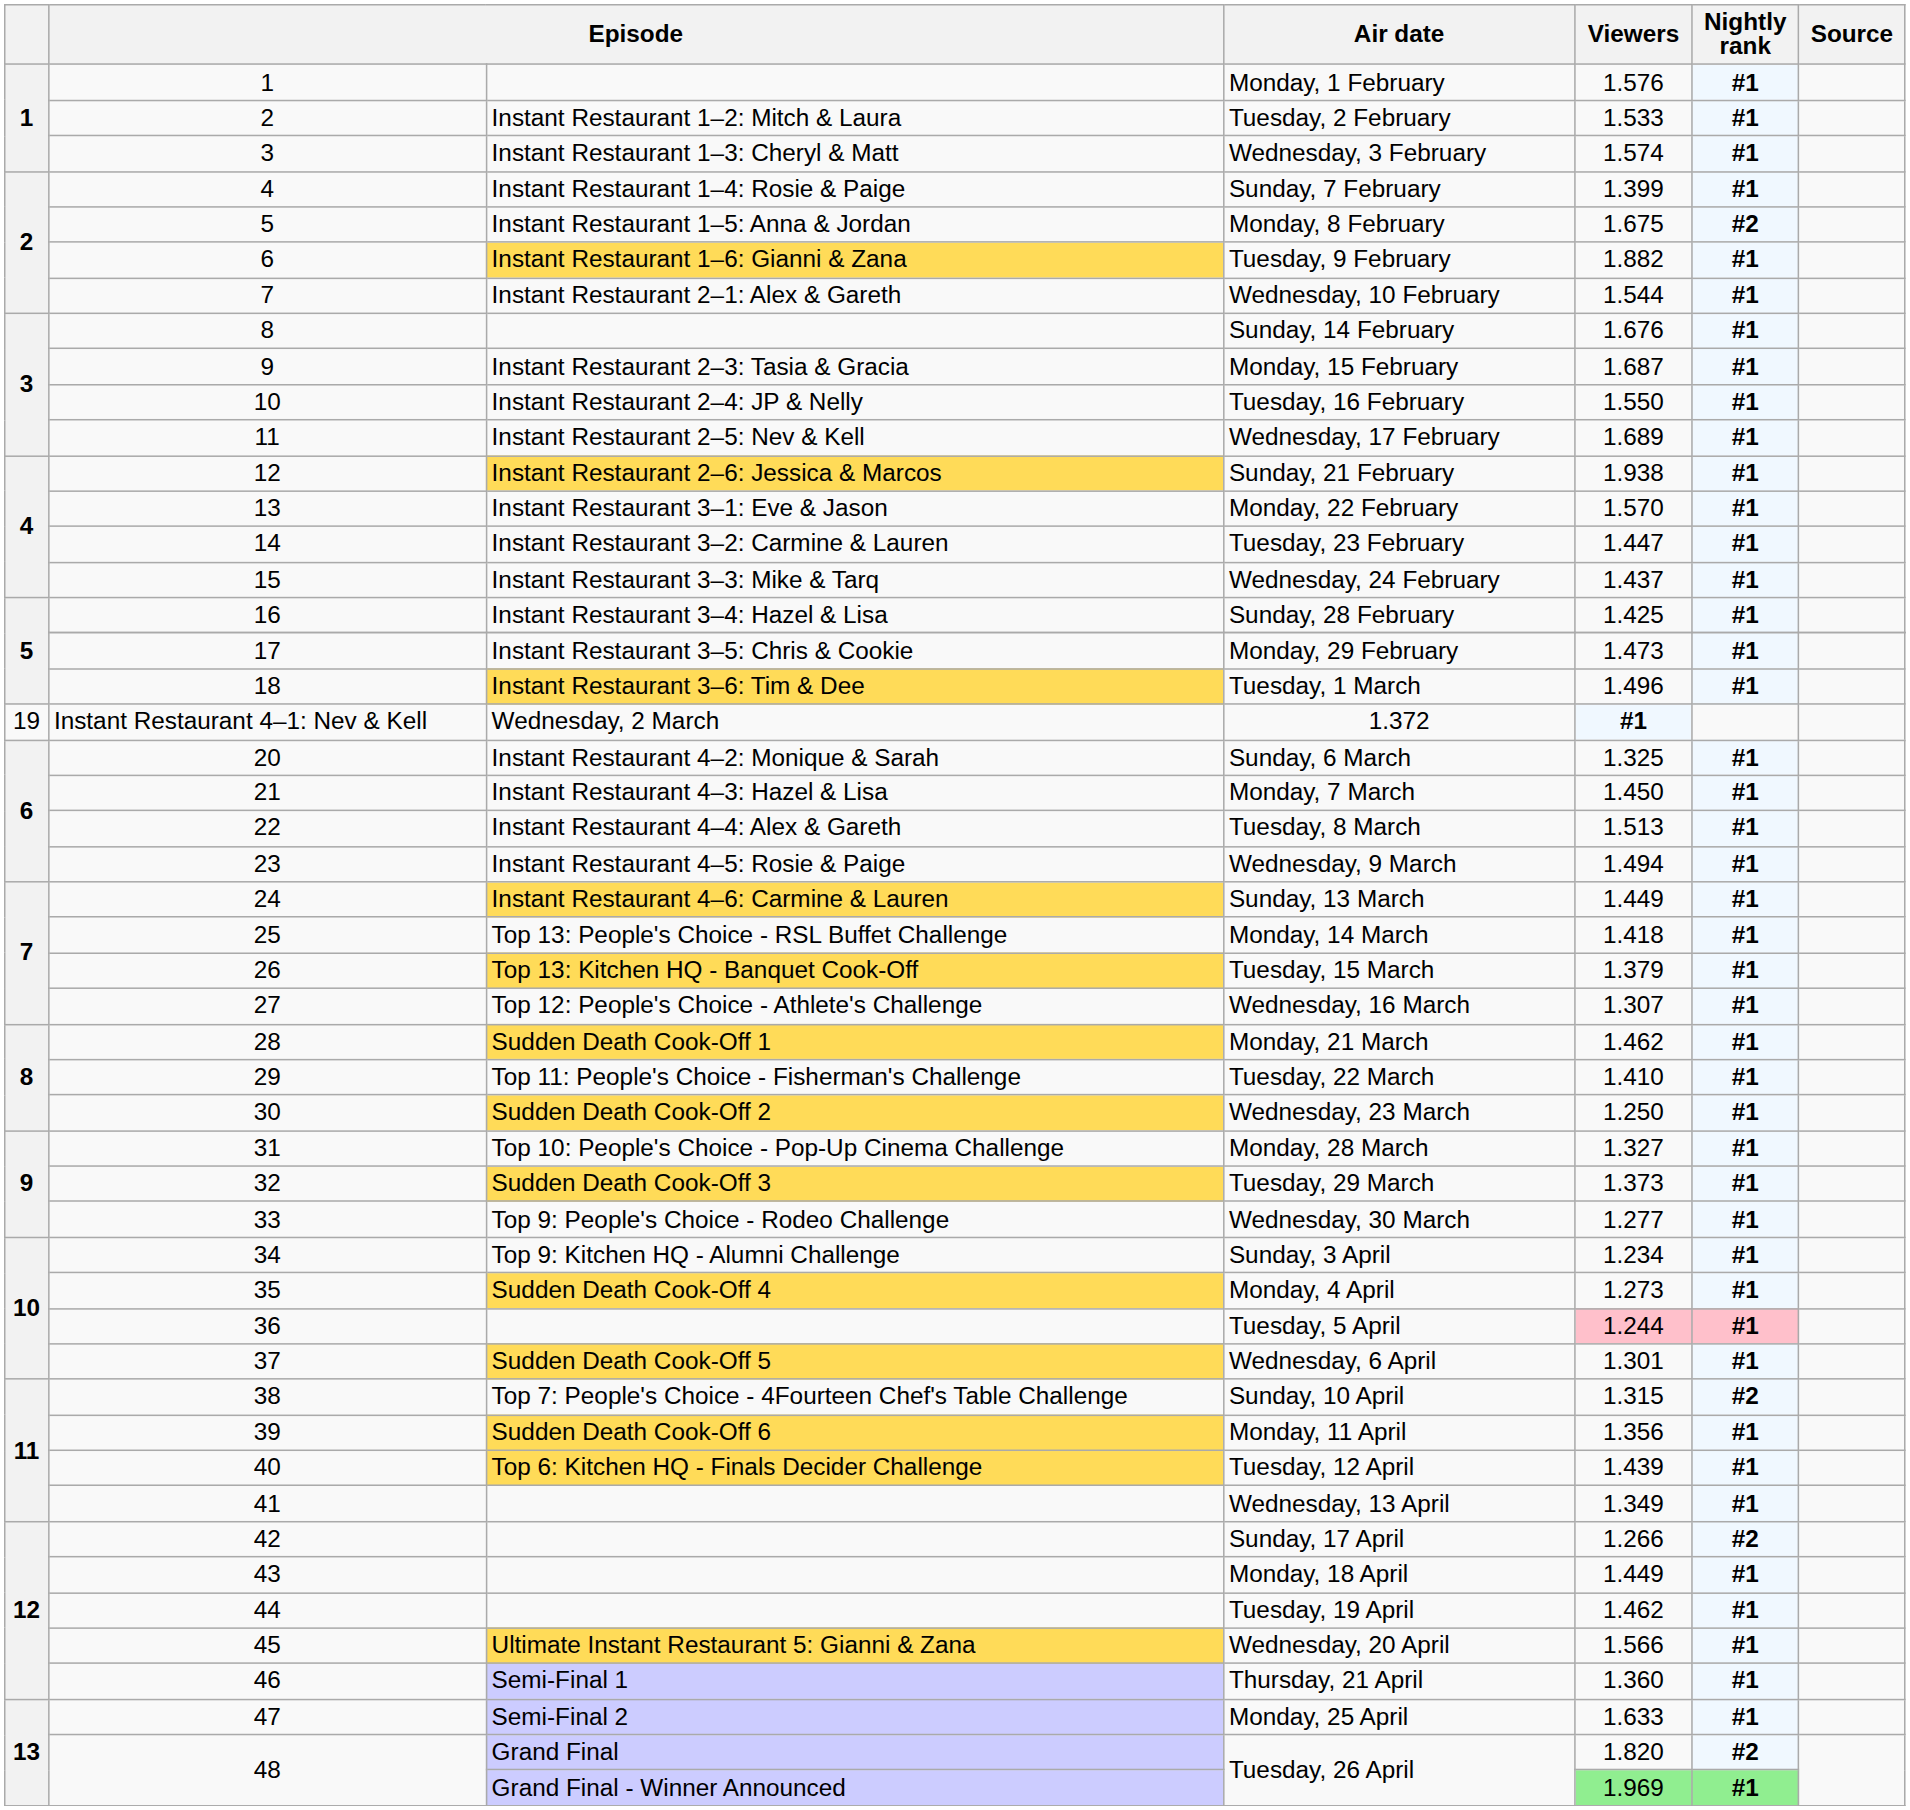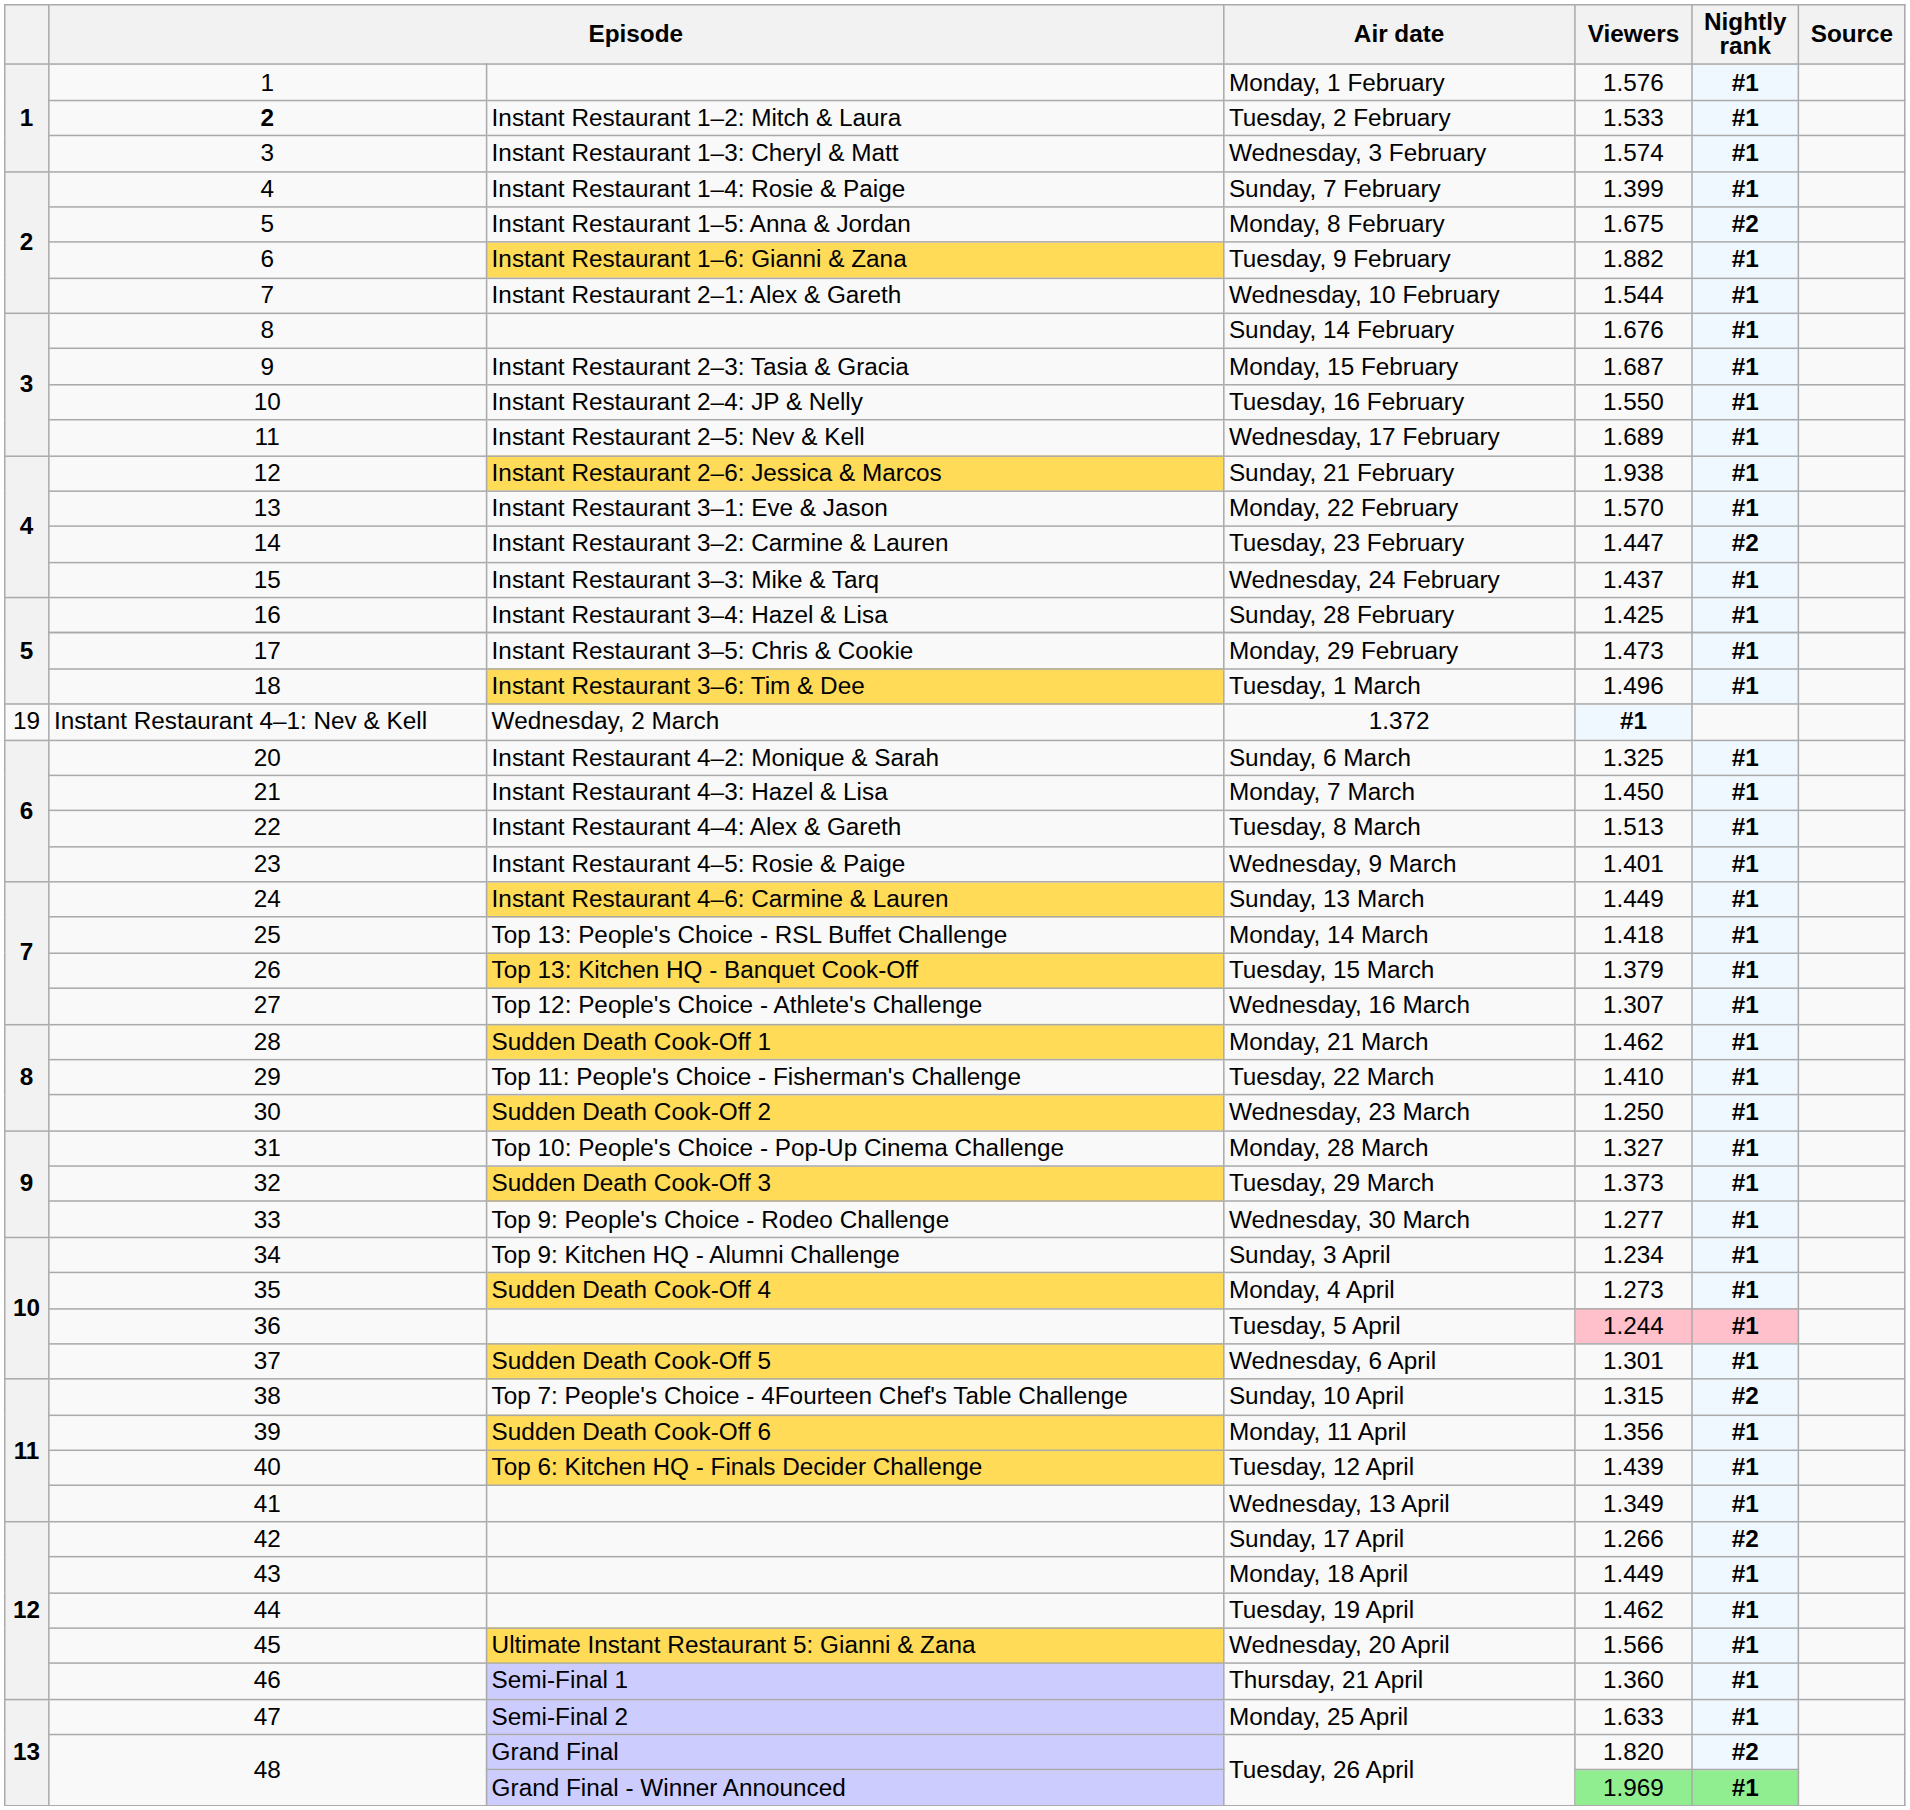(267, 117) normal -> (267, 117) bold
(1745, 544) #1 -> (1745, 544) #2
(1633, 863) 1.494 -> (1633, 863) 1.401
